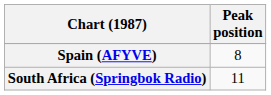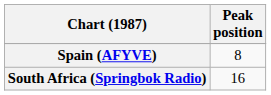(238, 78) 11 -> (238, 78) 16
